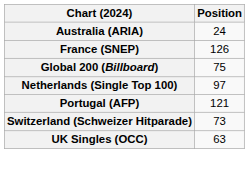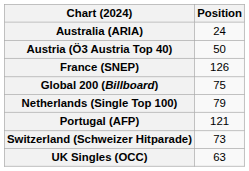+ row: (99, 49)
(220, 85) 97 -> (220, 103) 79
